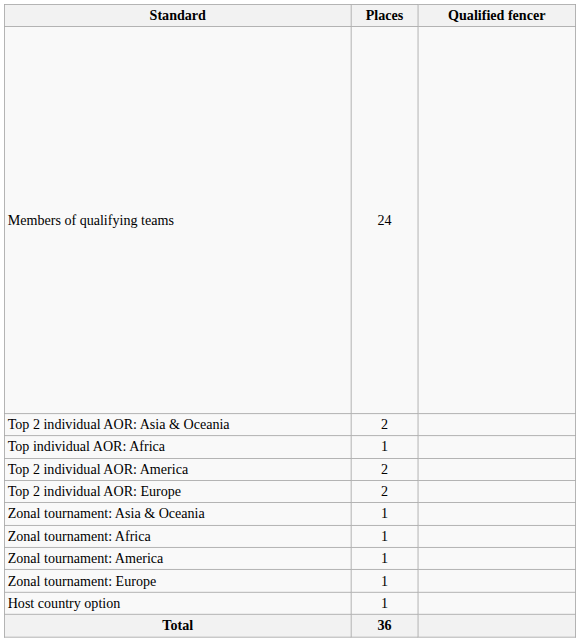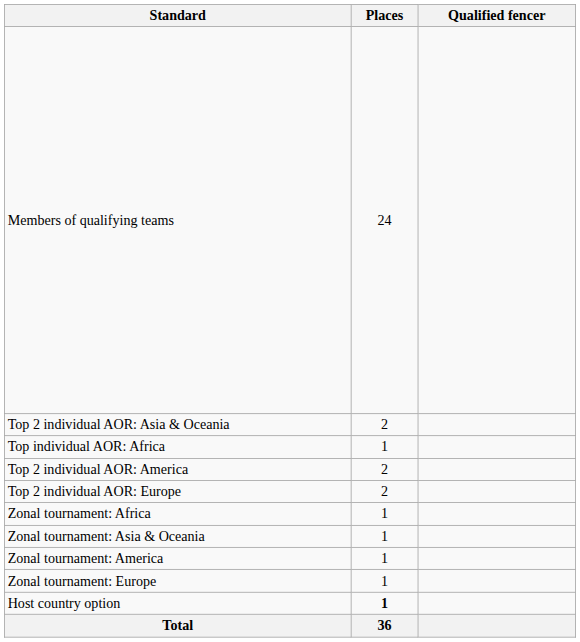rows swapped: (106, 513) <-> (79, 536)
(385, 603) normal -> (385, 603) bold
